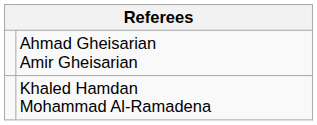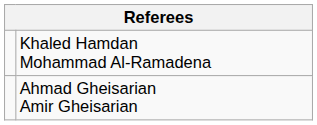rows swapped: (88, 52) <-> (115, 97)
